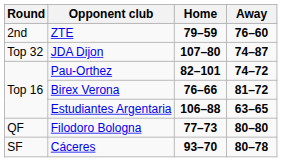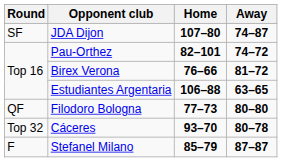- row: (62, 33)
(25, 52) Top 32 -> (15, 33) SF
(15, 147) SF -> (25, 128) Top 32
+ row: (92, 147)
